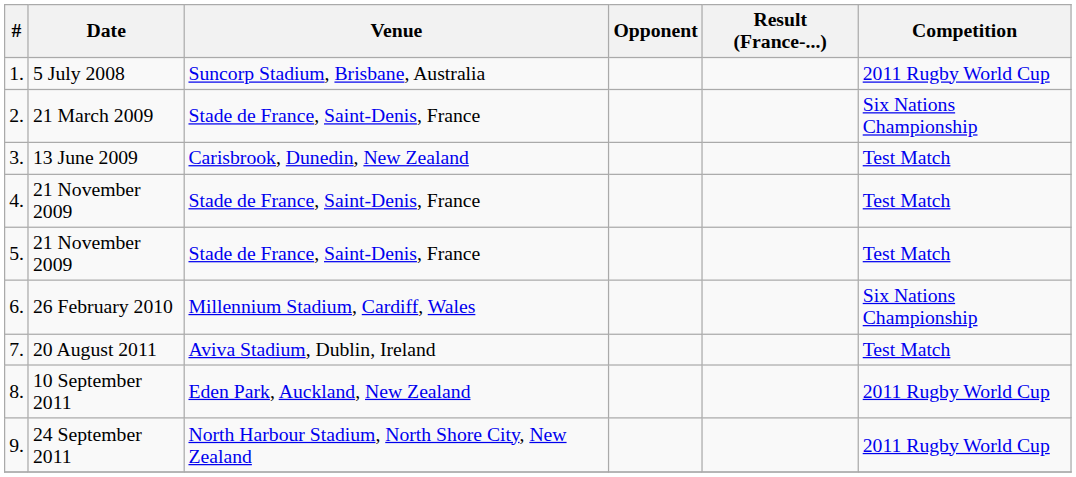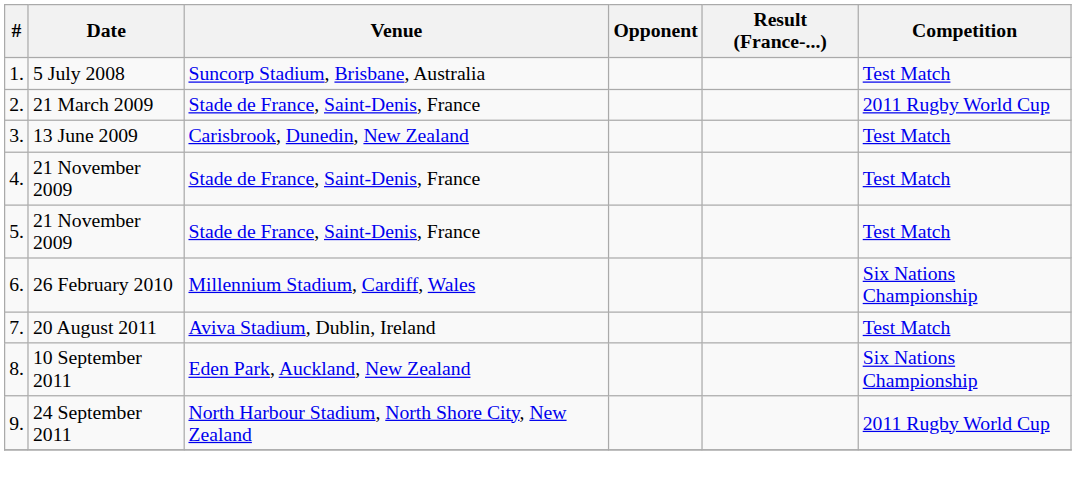(956, 73) 2011 Rugby World Cup -> (907, 73) Test Match
(920, 115) Six Nations Championship -> (956, 104) 2011 Rugby World Cup
(956, 391) 2011 Rugby World Cup -> (920, 369) Six Nations Championship
